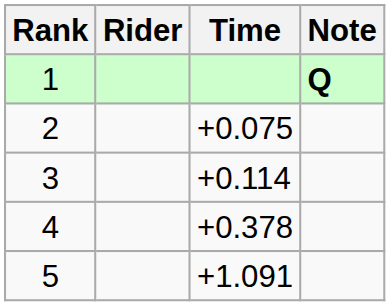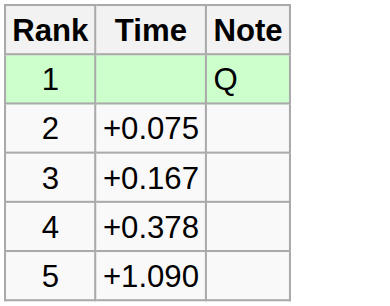- column: (143, 30)
(320, 79) bold -> (226, 79) normal
(244, 178) +0.114 -> (151, 178) +0.167
(245, 277) +1.091 -> (151, 277) +1.090
